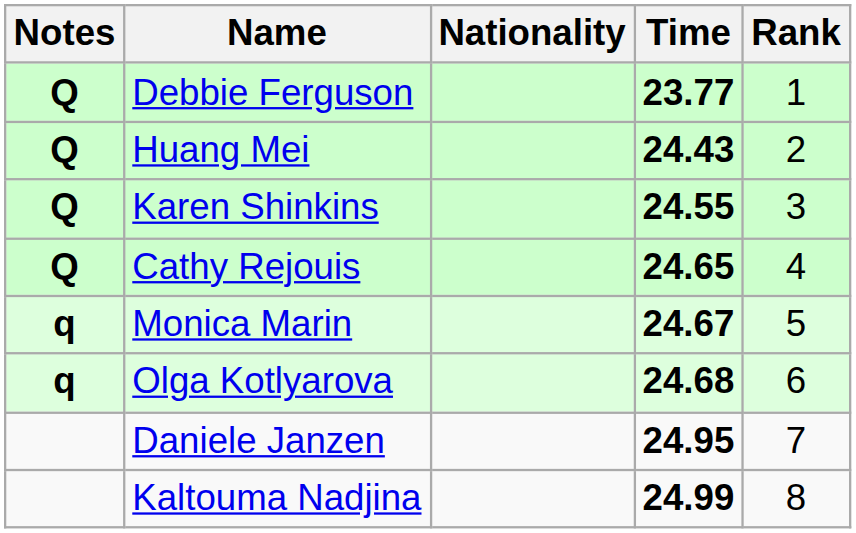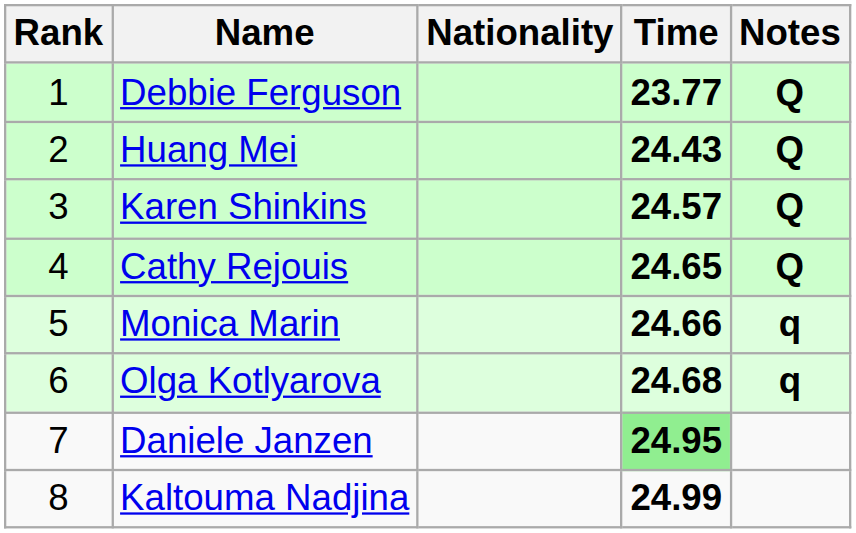columns swapped: (796, 33) <-> (64, 33)
(688, 207) 24.55 -> (676, 207) 24.57
(688, 324) 24.67 -> (676, 324) 24.66
(688, 440) no background -> (676, 440) lightgreen background
